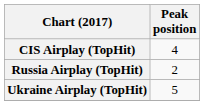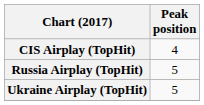(175, 69) 2 -> (175, 69) 5
